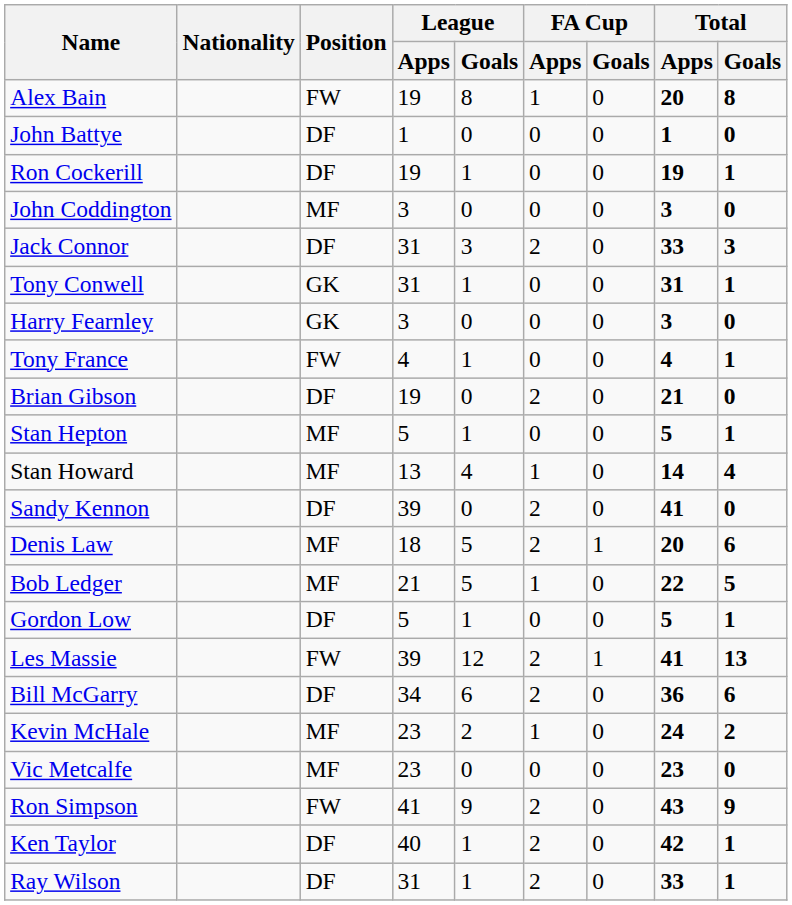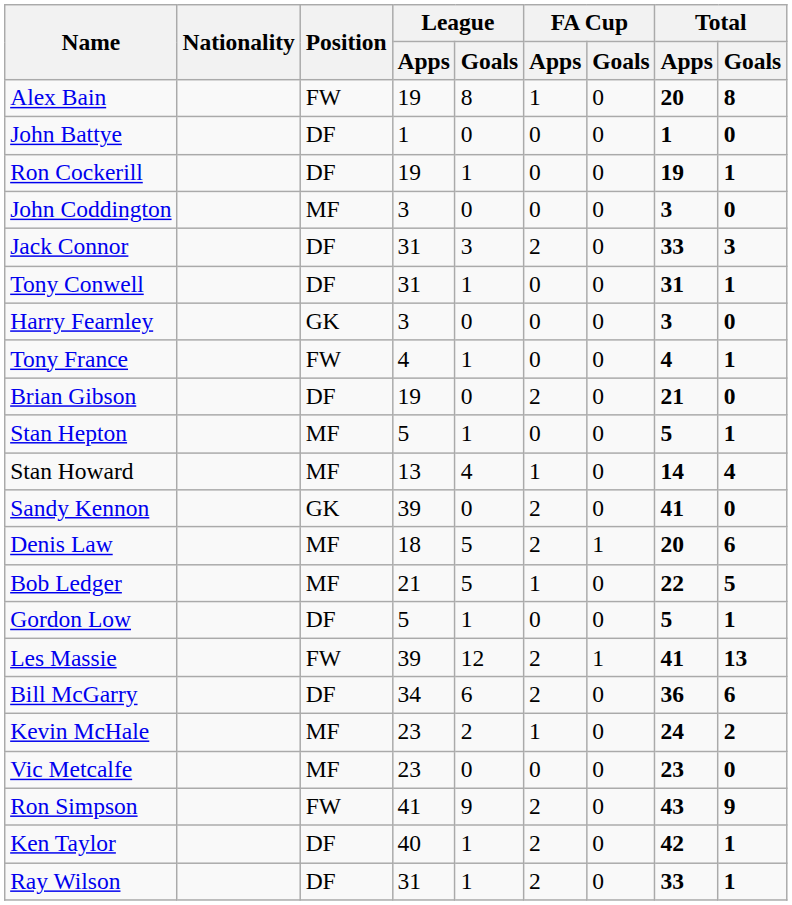(323, 284) GK -> (321, 284) DF
(321, 508) DF -> (323, 508) GK
